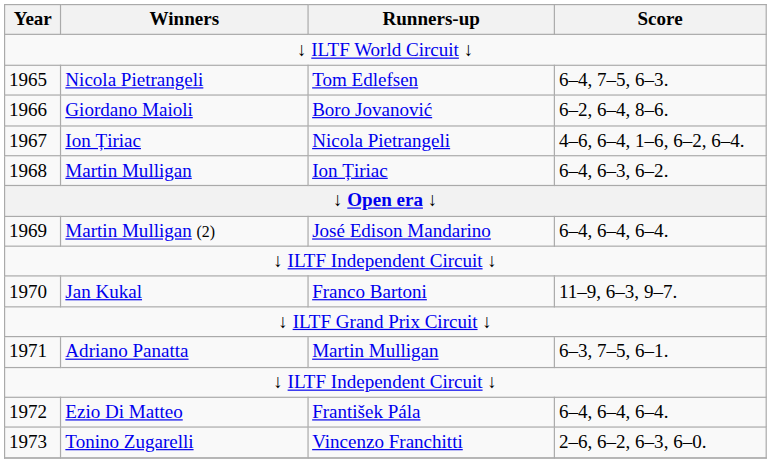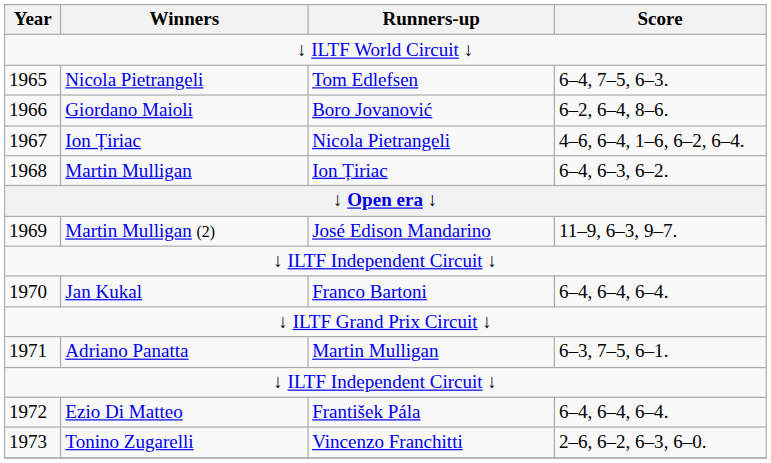(614, 230) 6–4, 6–4, 6–4. -> (618, 230) 11–9, 6–3, 9–7.
(618, 291) 11–9, 6–3, 9–7. -> (614, 291) 6–4, 6–4, 6–4.
